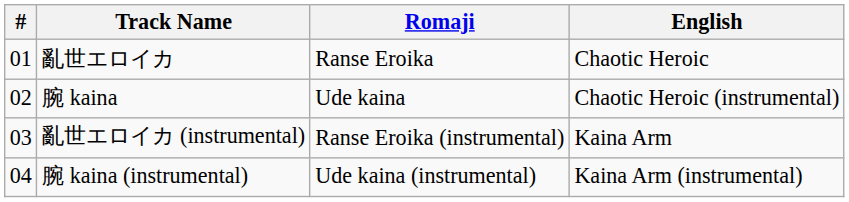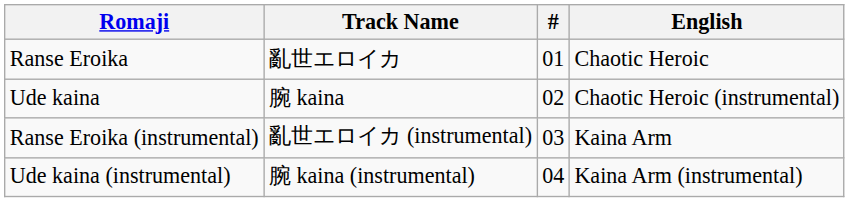columns swapped: (21, 22) <-> (440, 22)
